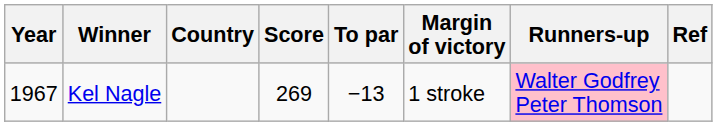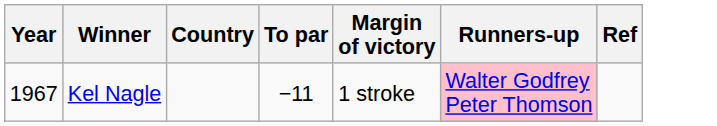- column: (294, 34)
(366, 92) −13 -> (296, 92) −11
